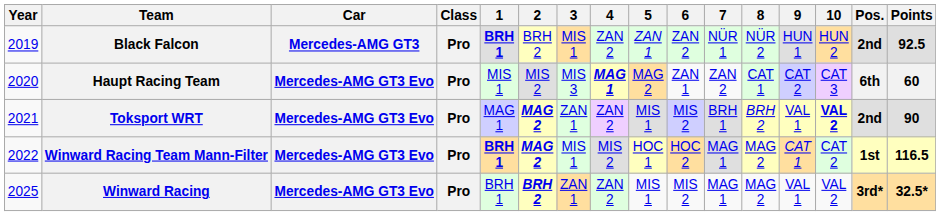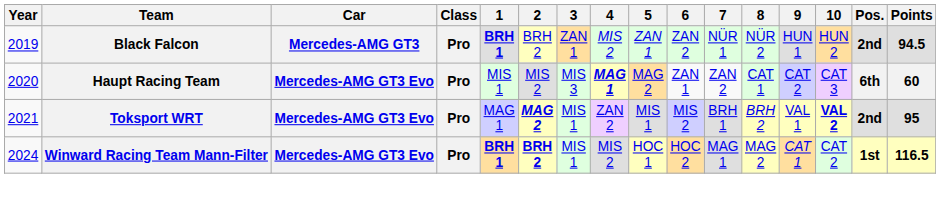(574, 44) MIS 1 -> (574, 44) ZAN 1
(610, 44) ZAN 2 -> (610, 44) MIS 2
(912, 44) 92.5 -> (912, 44) 94.5
(574, 118) ZAN 1 -> (574, 118) MIS 1
(912, 118) 90 -> (912, 118) 95
(23, 155) 2022 -> (23, 155) 2024
(537, 155) MAG 2 -> (537, 155) BRH 2
- row: (156, 191)
